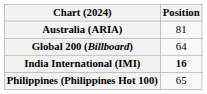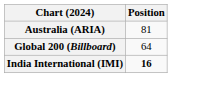- row: (82, 81)
